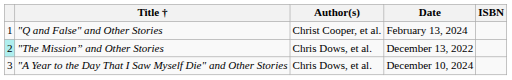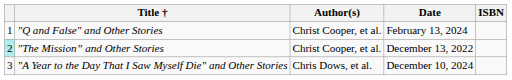(332, 48) Chris Dows, et al. -> (337, 48) Christ Cooper, et al.
